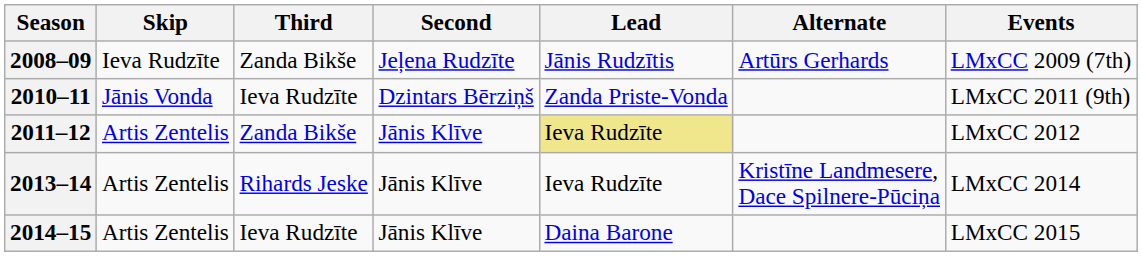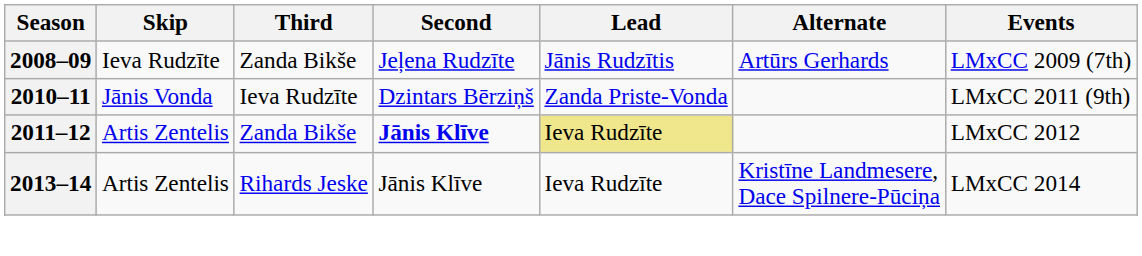(430, 133) normal -> (434, 133) bold
- row: (51, 232)
